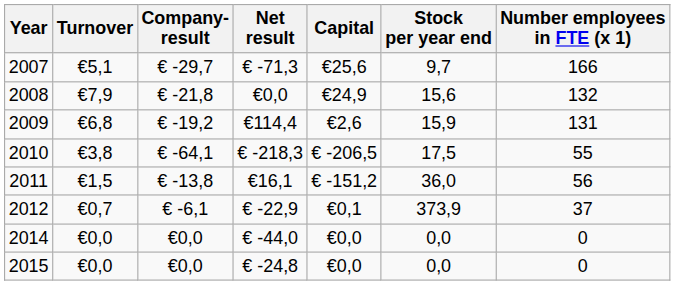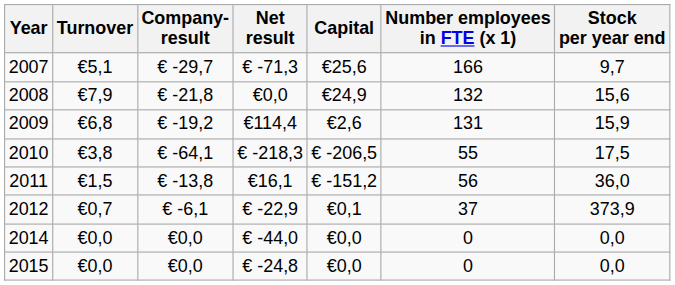columns swapped: (439, 28) <-> (583, 28)
